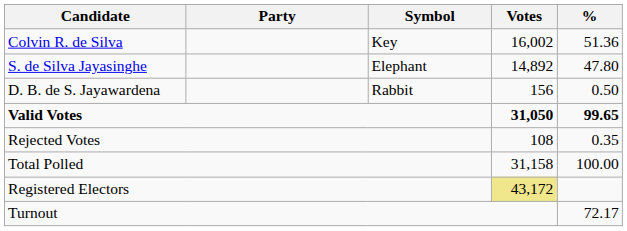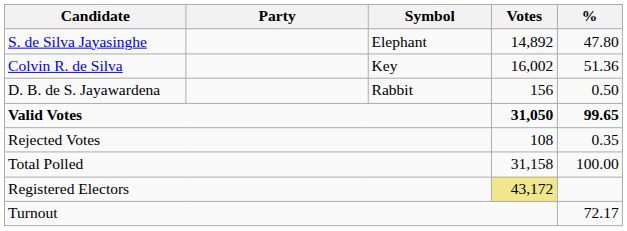rows swapped: (65, 41) <-> (77, 66)
